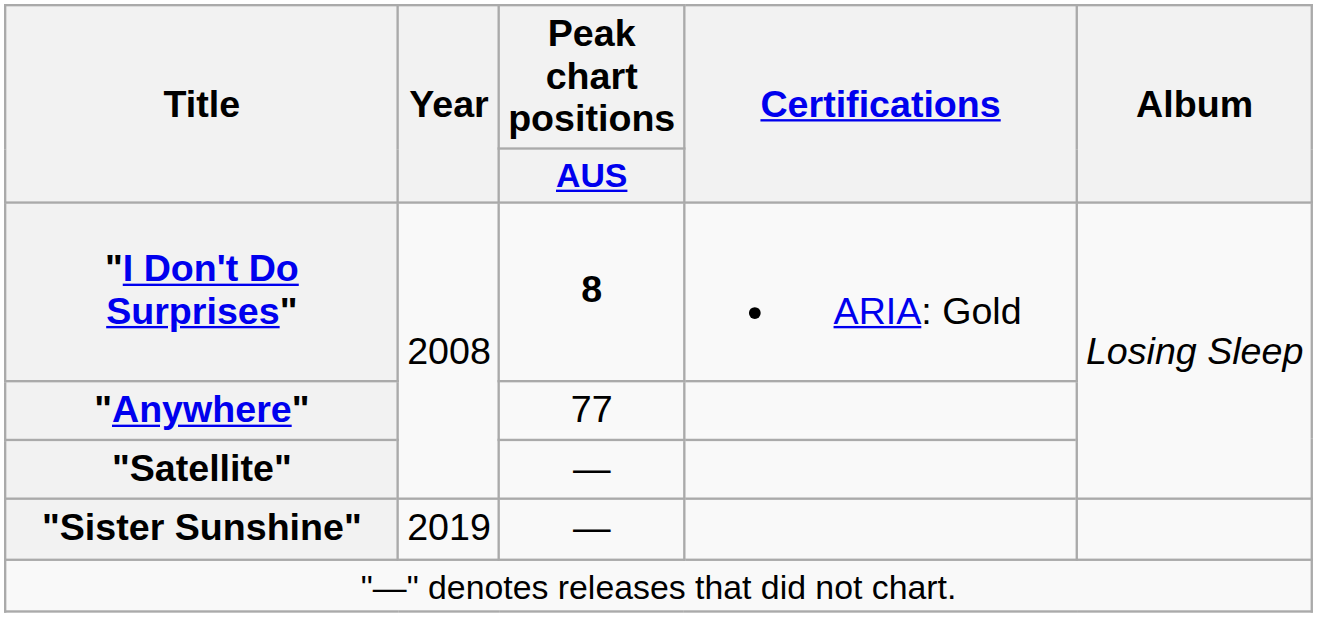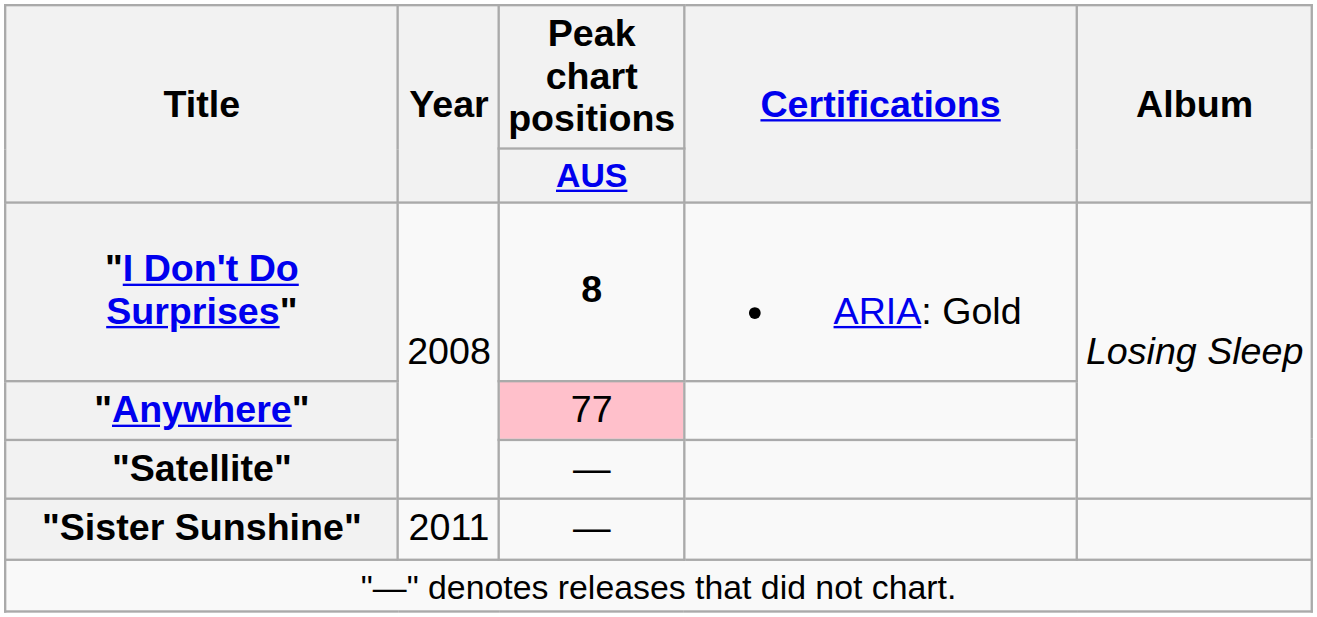(592, 409) no background -> (592, 409) pink background
(449, 528) 2019 -> (449, 528) 2011
